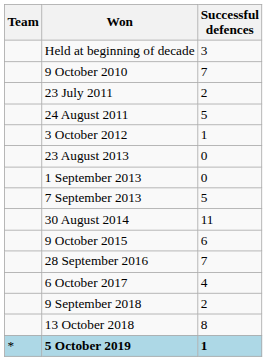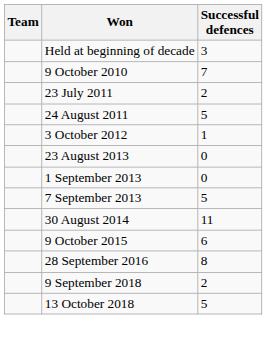(204, 261) 7 -> (204, 261) 8
- row: (86, 282)
(204, 324) 8 -> (204, 303) 5
- row: (88, 345)
